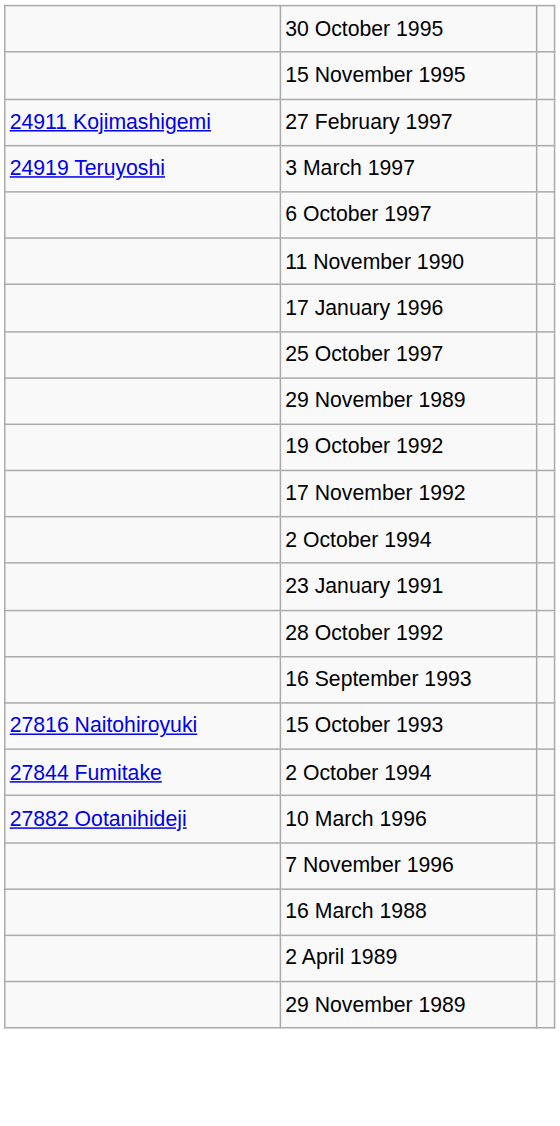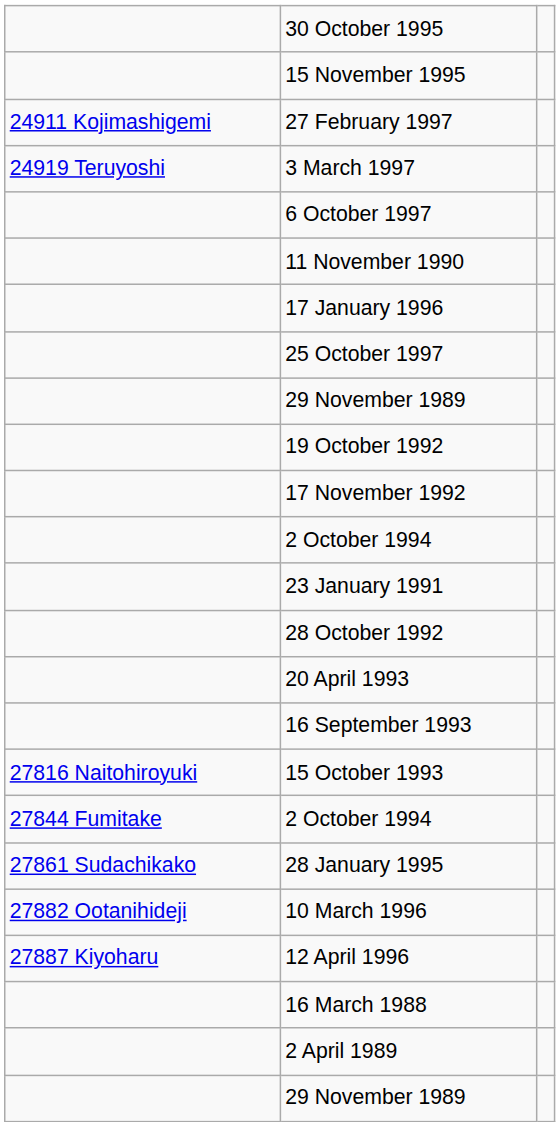+ row: (143, 680)
+ row: (103, 865)
+ row: (84, 957)
- row: (143, 866)
